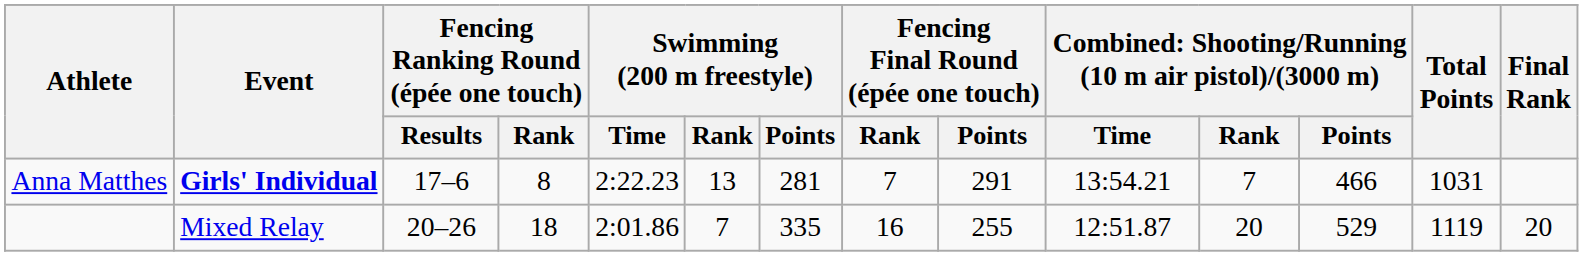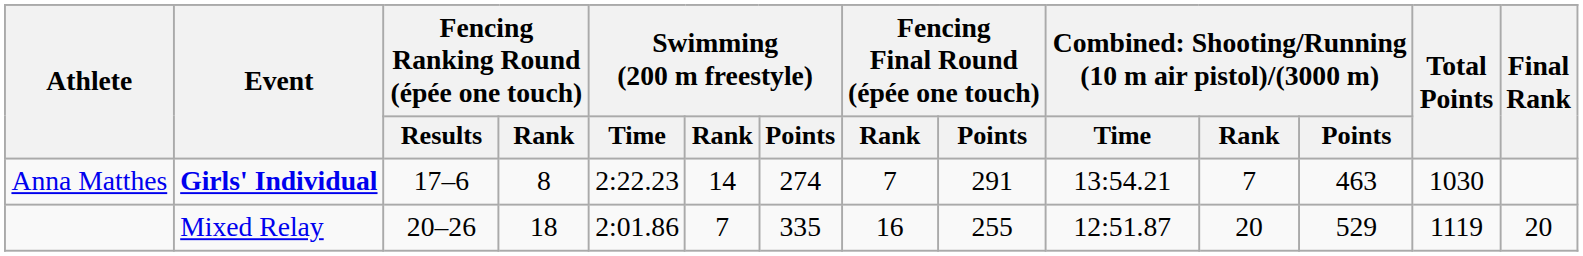(722, 181) 13 -> (722, 181) 14
(800, 181) 281 -> (800, 181) 274
(1356, 181) 466 -> (1356, 181) 463
(1457, 181) 1031 -> (1457, 181) 1030
